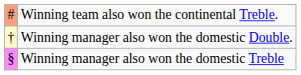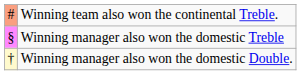rows swapped: (152, 59) <-> (157, 37)
